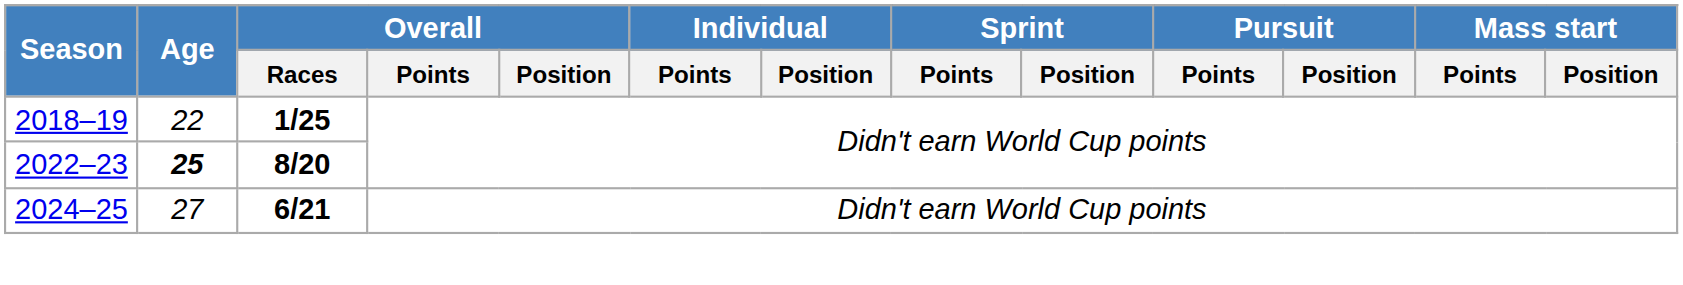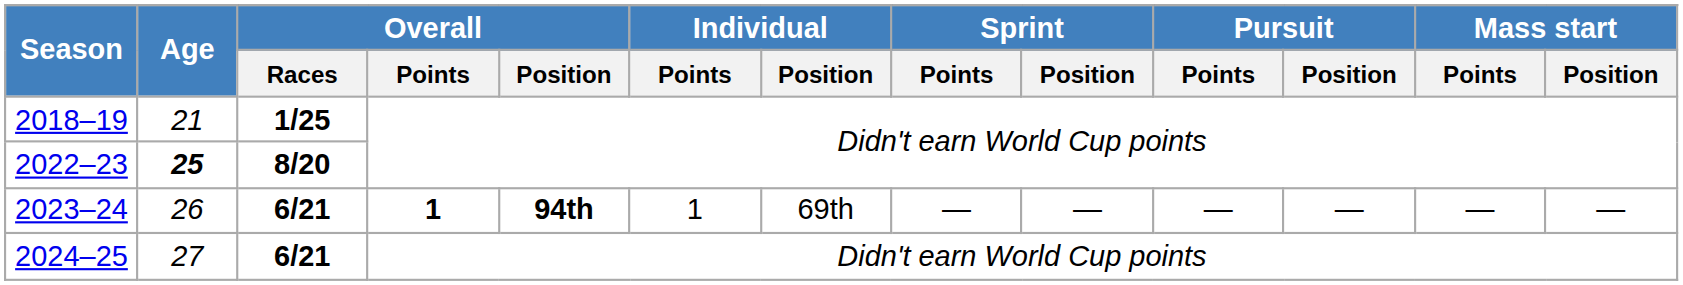(187, 119) 22 -> (187, 119) 21
+ row: (71, 210)
